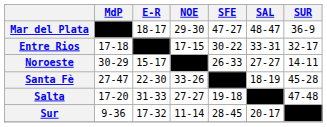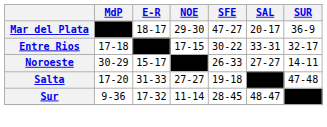(265, 30) 48-47 -> (265, 30) 20-17
- row: (49, 80)
(265, 113) 20-17 -> (265, 97) 48-47
